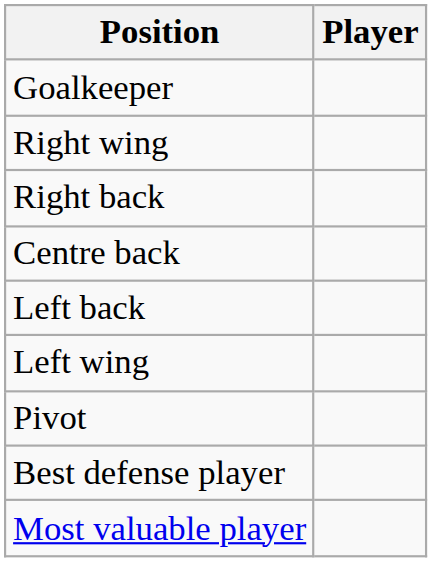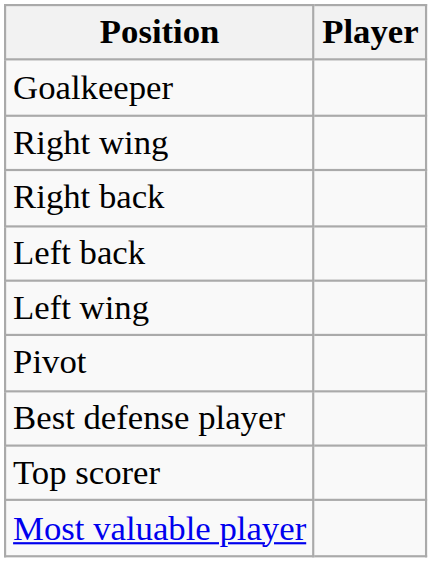- row: (96, 252)
+ row: (87, 472)
